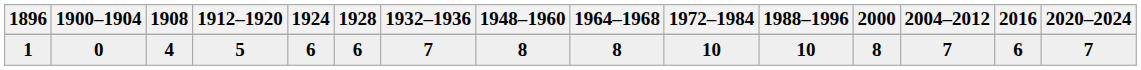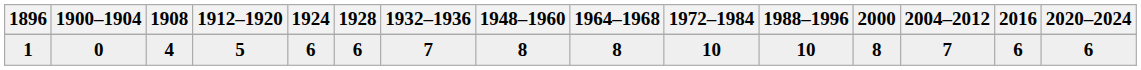(1089, 49) 7 -> (1089, 49) 6
